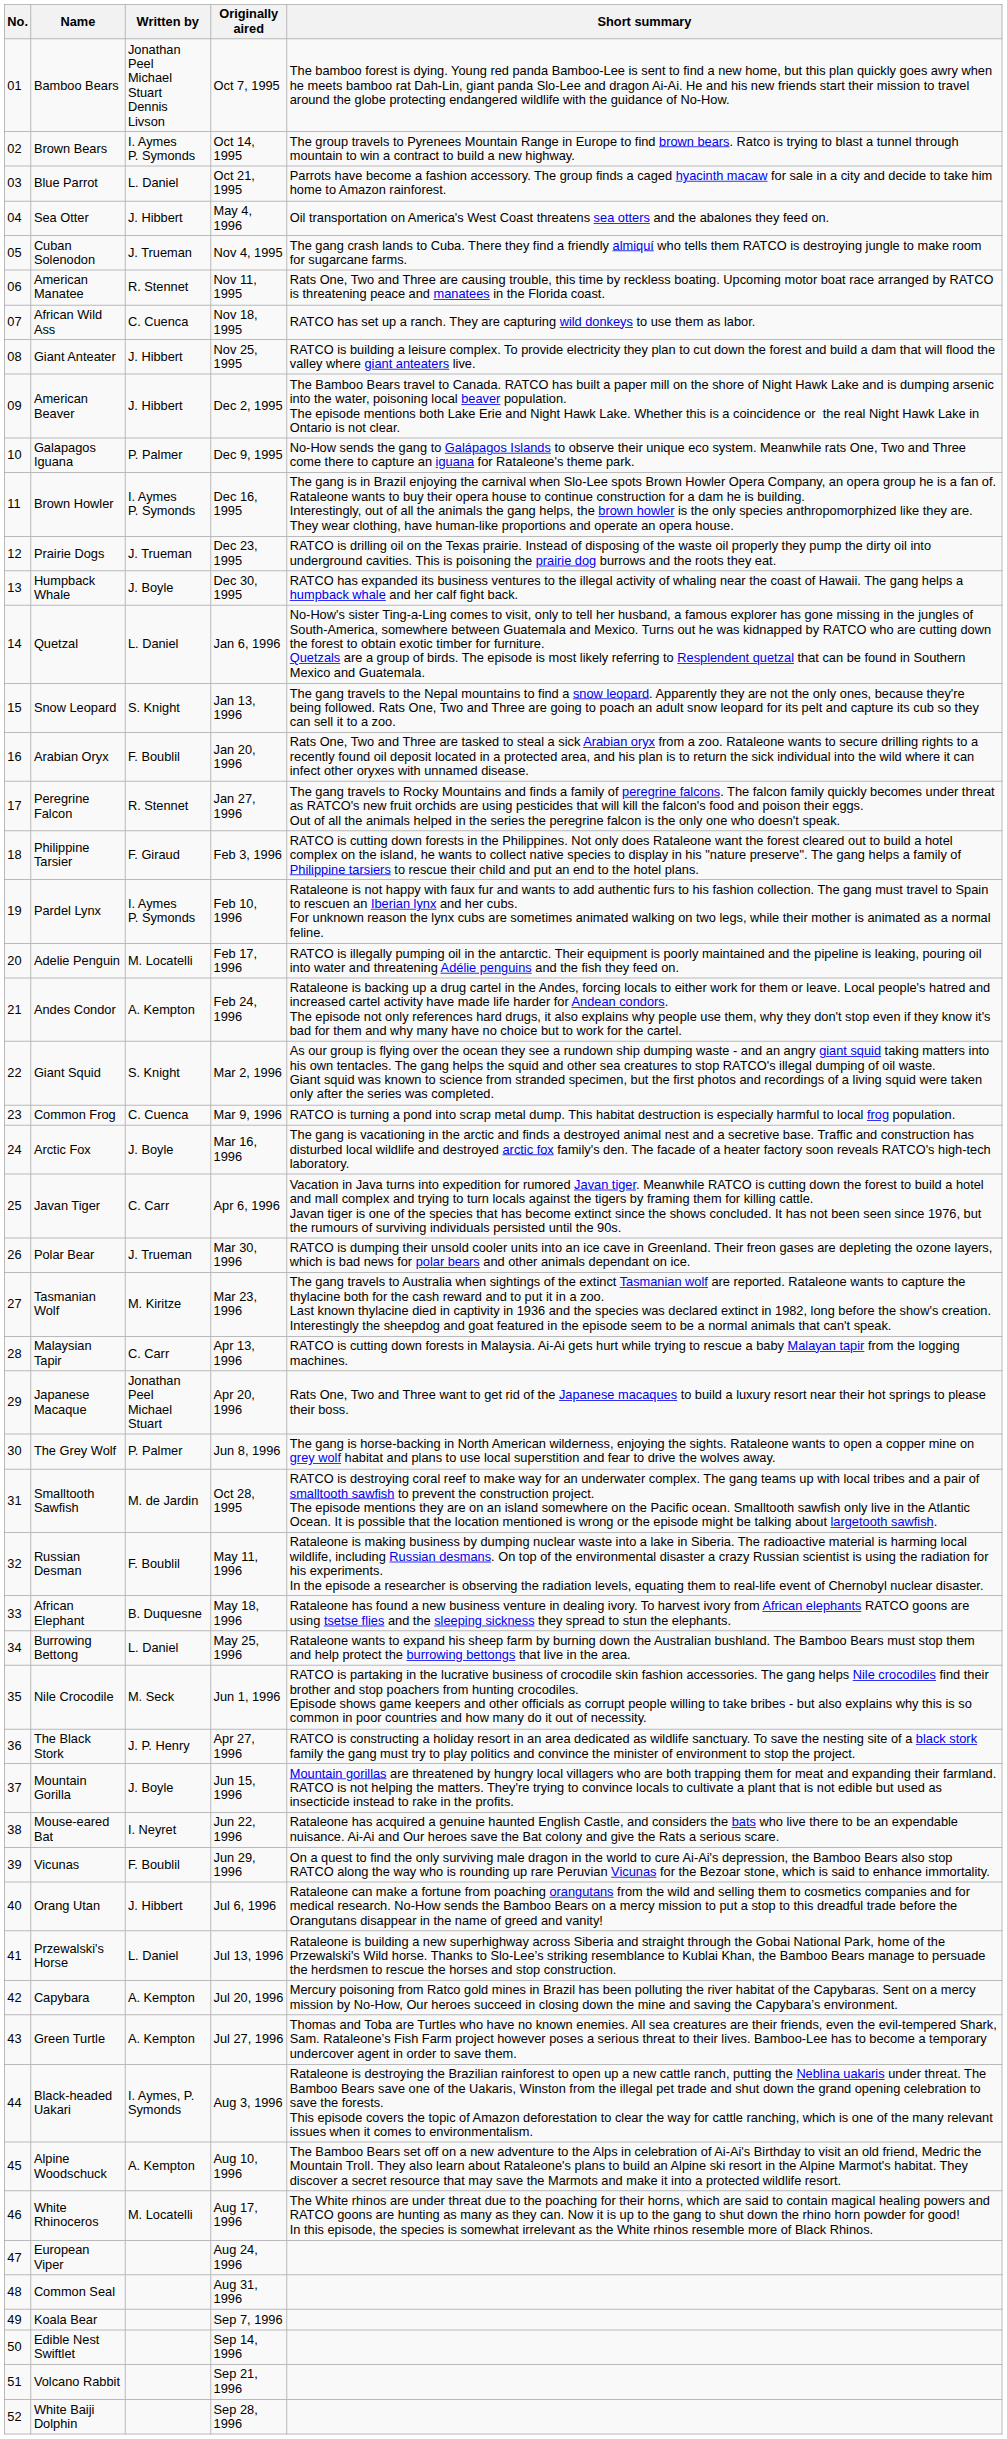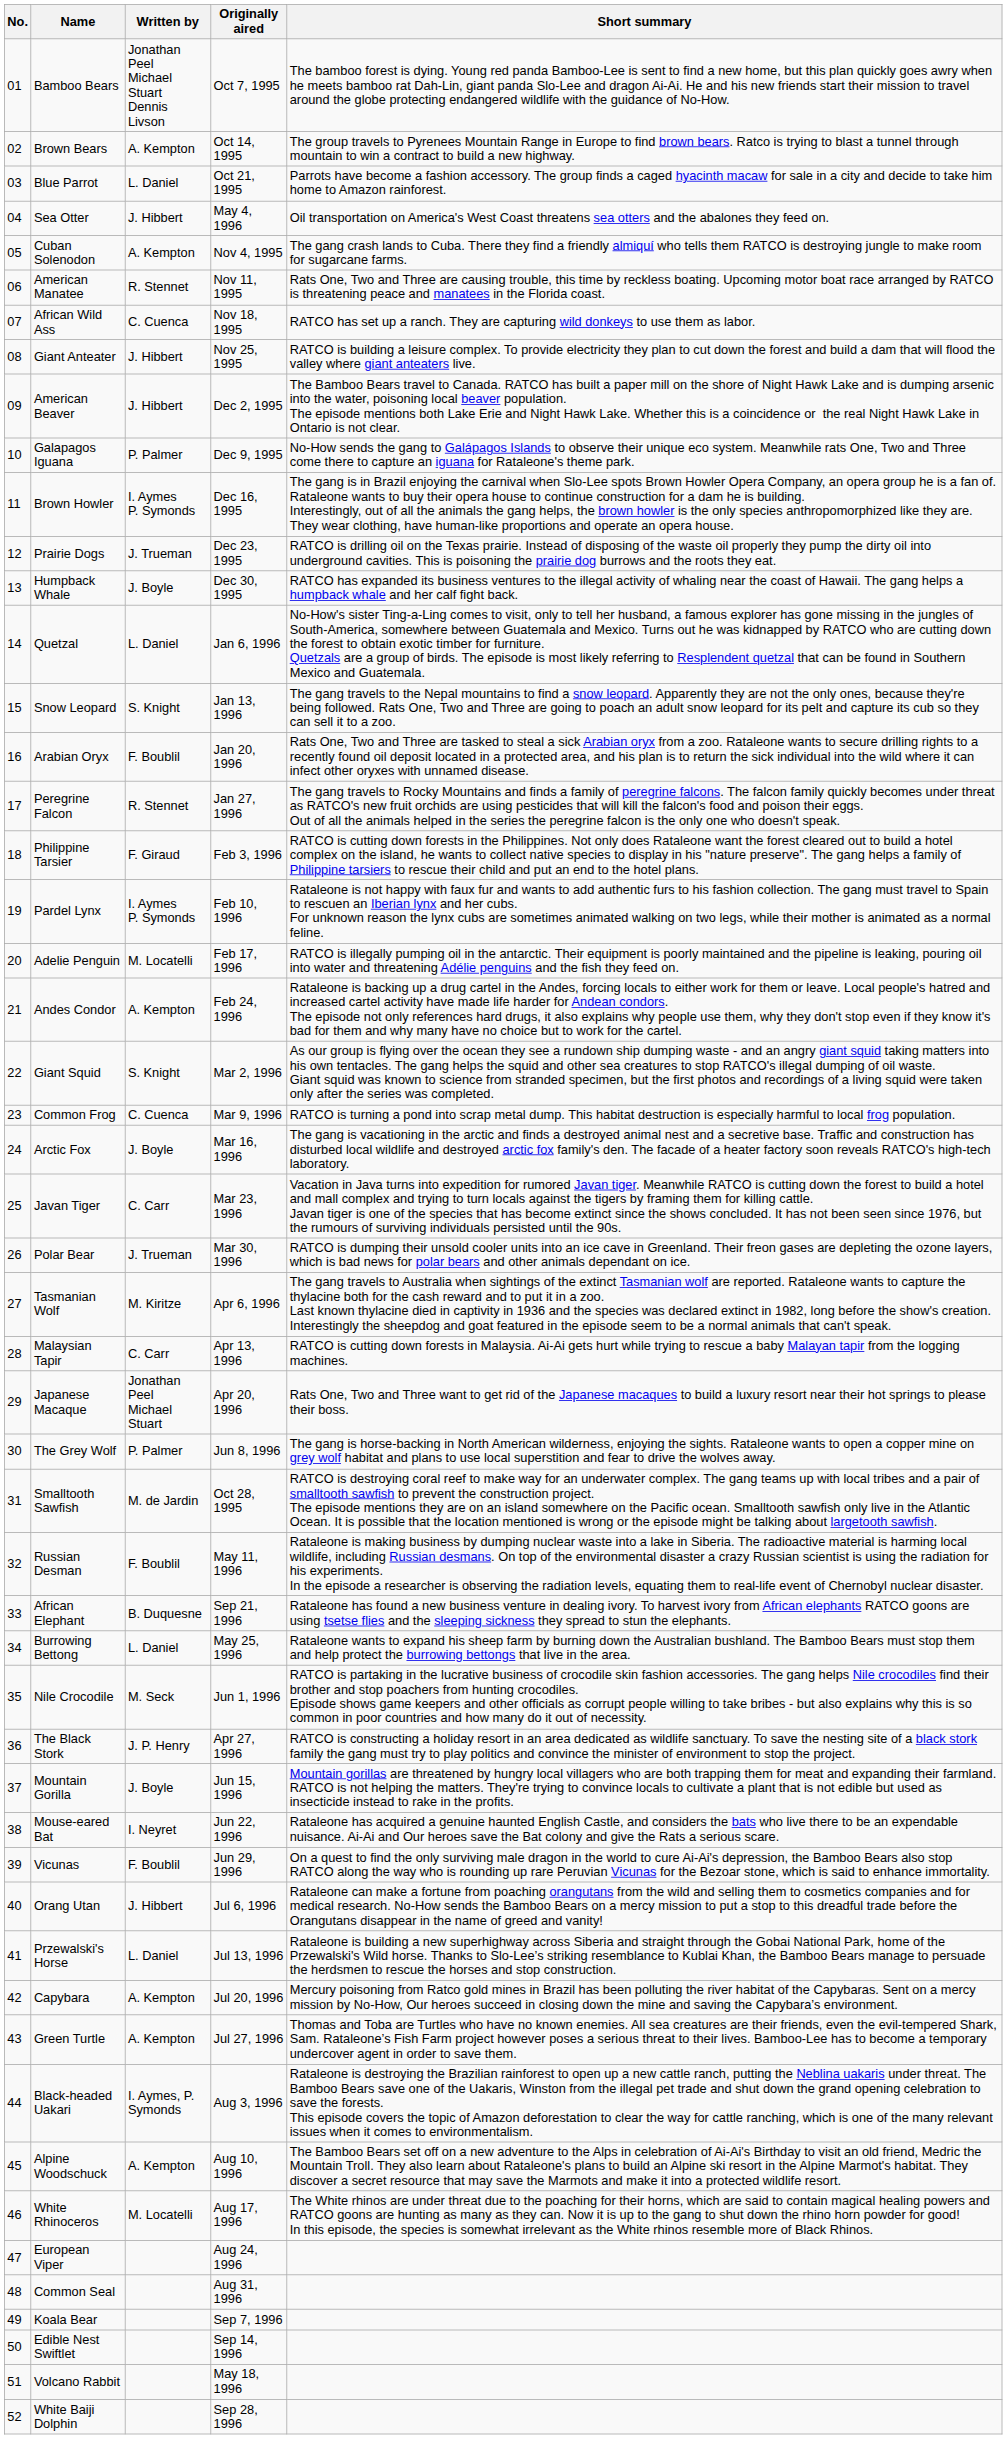(162, 148) I. Aymes P. Symonds -> (161, 148) A. Kempton
(160, 252) J. Trueman -> (161, 252) A. Kempton
(247, 1206) Apr 6, 1996 -> (235, 1206) Mar 23, 1996
(235, 1304) Mar 23, 1996 -> (247, 1304) Apr 6, 1996
(236, 1613) May 18, 1996 -> (236, 1613) Sep 21, 1996
(236, 2381) Sep 21, 1996 -> (236, 2381) May 18, 1996
